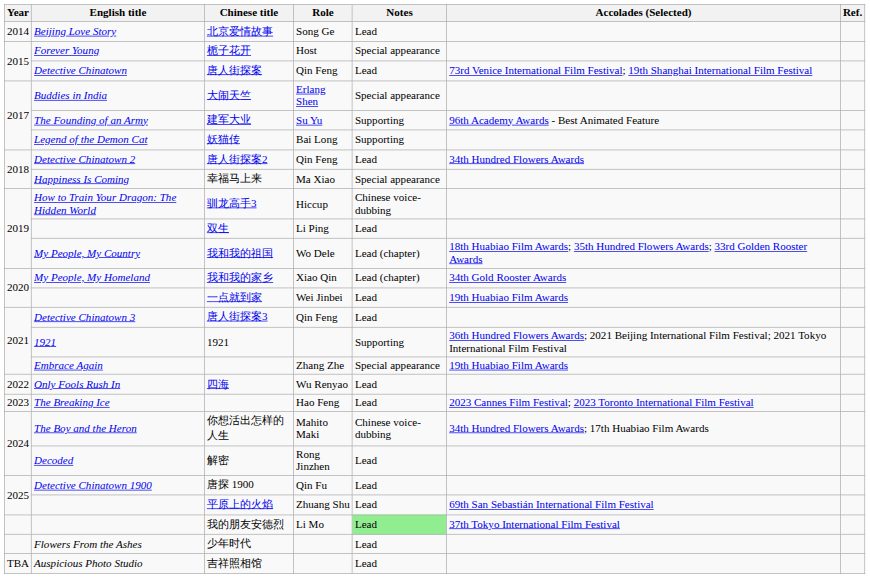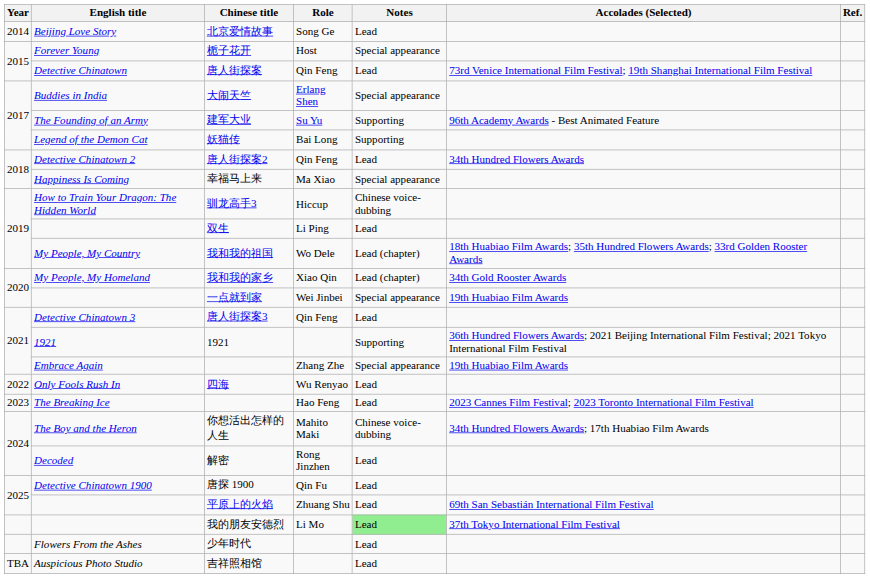(366, 297) Lead -> (397, 297) Special appearance
